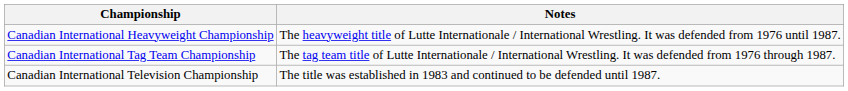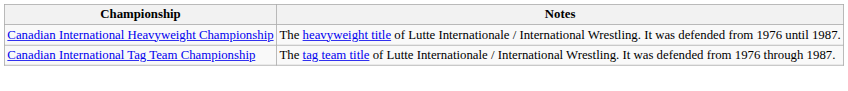- row: (133, 75)
